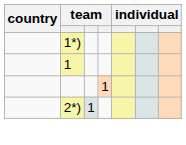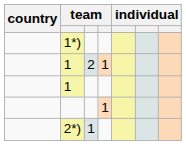+ row: (67, 64)
